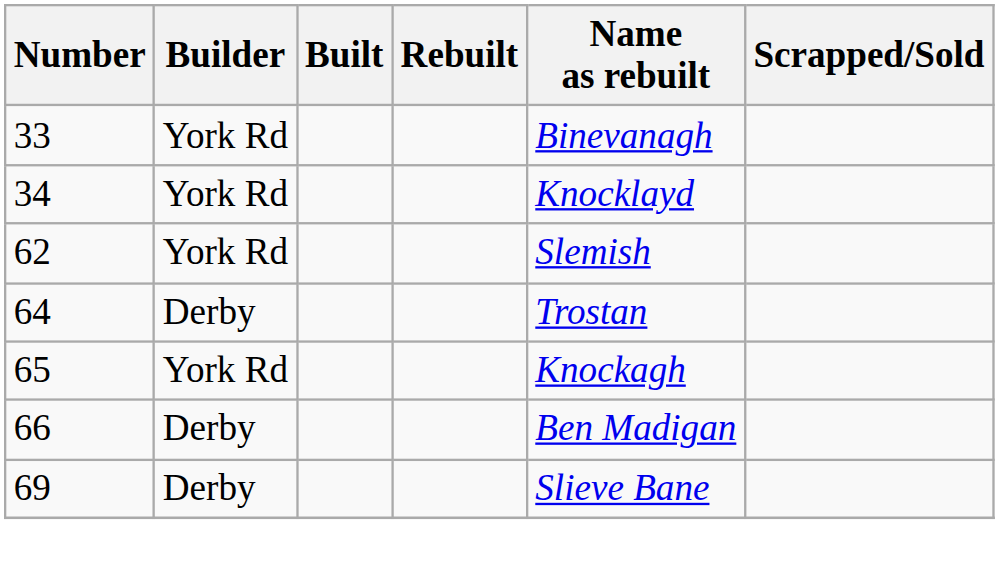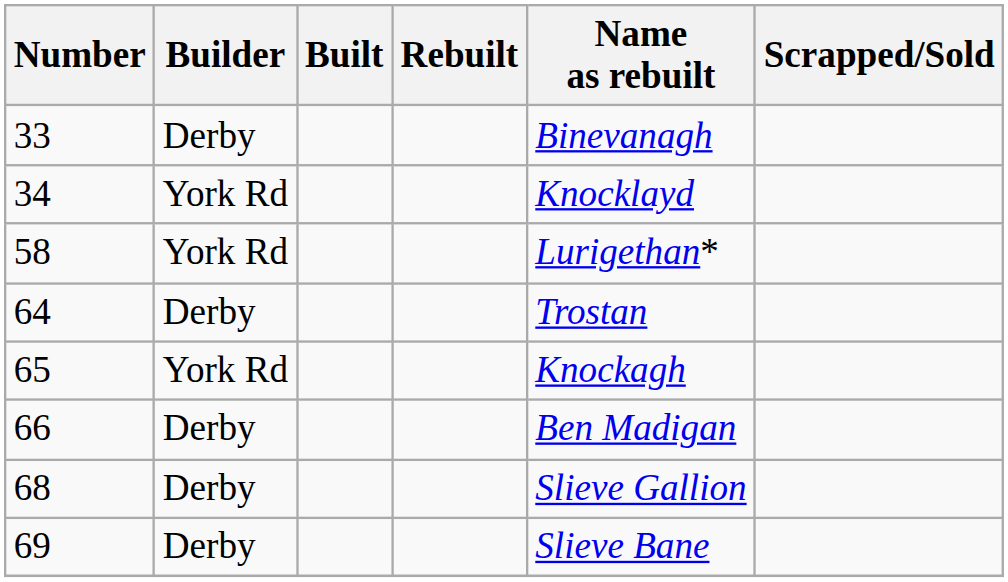(225, 134) York Rd -> (209, 134) Derby
+ row: (32, 252)
- row: (32, 252)
+ row: (32, 487)
